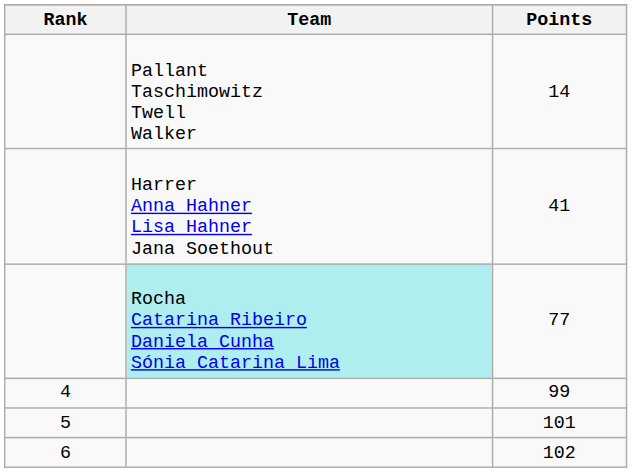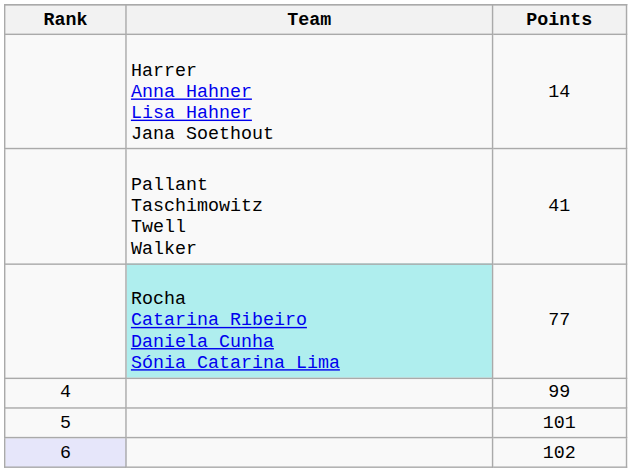(197, 102) Pallant Taschimowitz Twell Walker -> (202, 102) Harrer Anna Hahner Lisa Hahner Jana Soethout
(202, 217) Harrer Anna Hahner Lisa Hahner Jana Soethout -> (197, 217) Pallant Taschimowitz Twell Walker
(66, 453) no background -> (66, 453) lavender background
